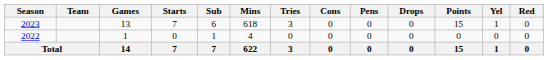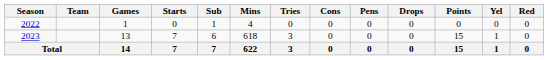rows swapped: (30, 36) <-> (30, 23)
